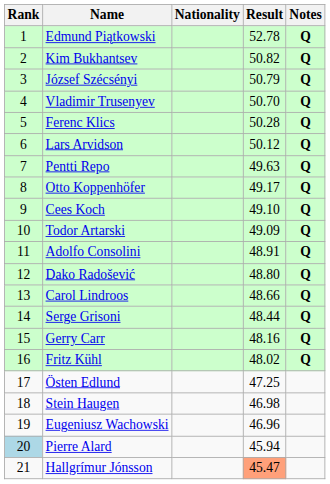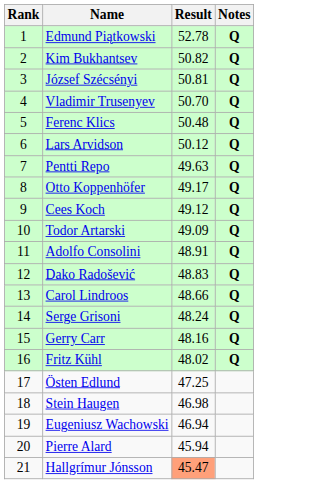- column: (207, 15)
(265, 79) 50.79 -> (193, 79) 50.81
(265, 123) 50.28 -> (193, 123) 50.48
(265, 209) 49.10 -> (193, 209) 49.12
(265, 274) 48.80 -> (193, 274) 48.83
(265, 317) 48.44 -> (193, 317) 48.24
(265, 425) 46.96 -> (193, 425) 46.94
(23, 446) lightblue background -> (23, 446) no background
